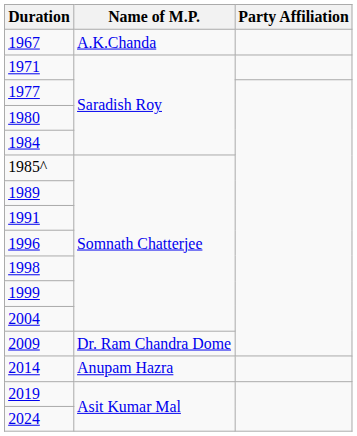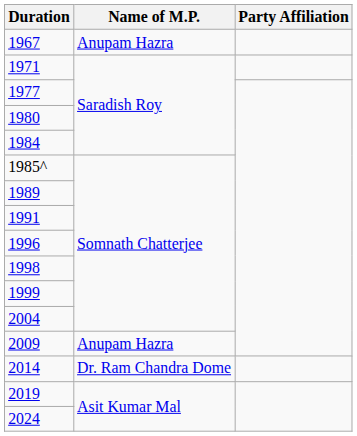(117, 42) A.K.Chanda -> (125, 42) Anupam Hazra
(154, 343) Dr. Ram Chandra Dome -> (125, 343) Anupam Hazra
(125, 368) Anupam Hazra -> (154, 368) Dr. Ram Chandra Dome
